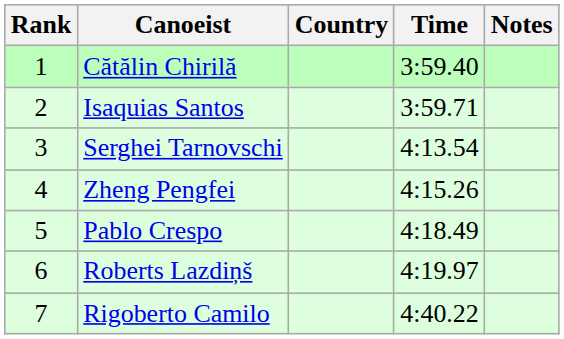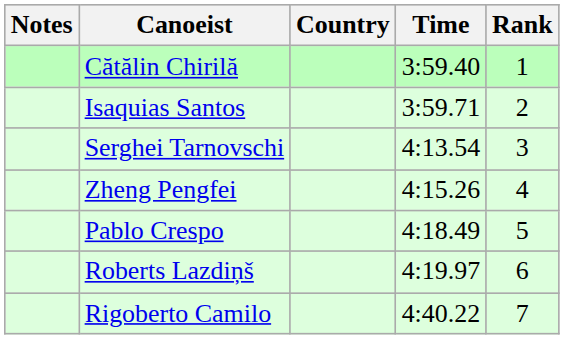columns swapped: (41, 25) <-> (522, 25)
